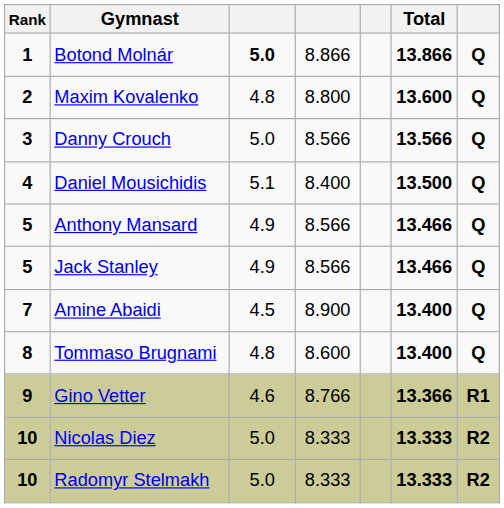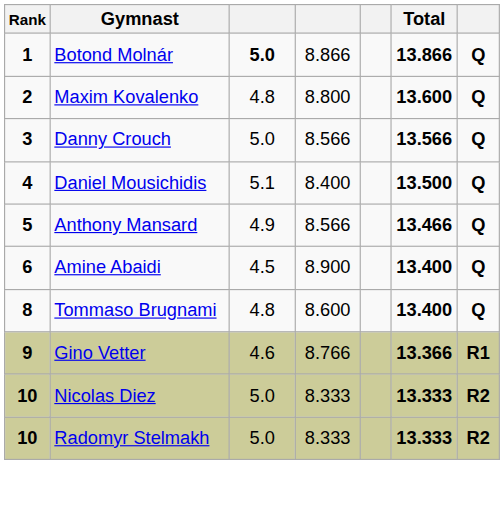- row: (106, 267)
(27, 310) 7 -> (27, 267) 6
